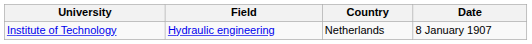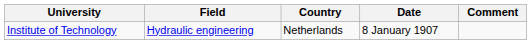+ column: (493, 13)
